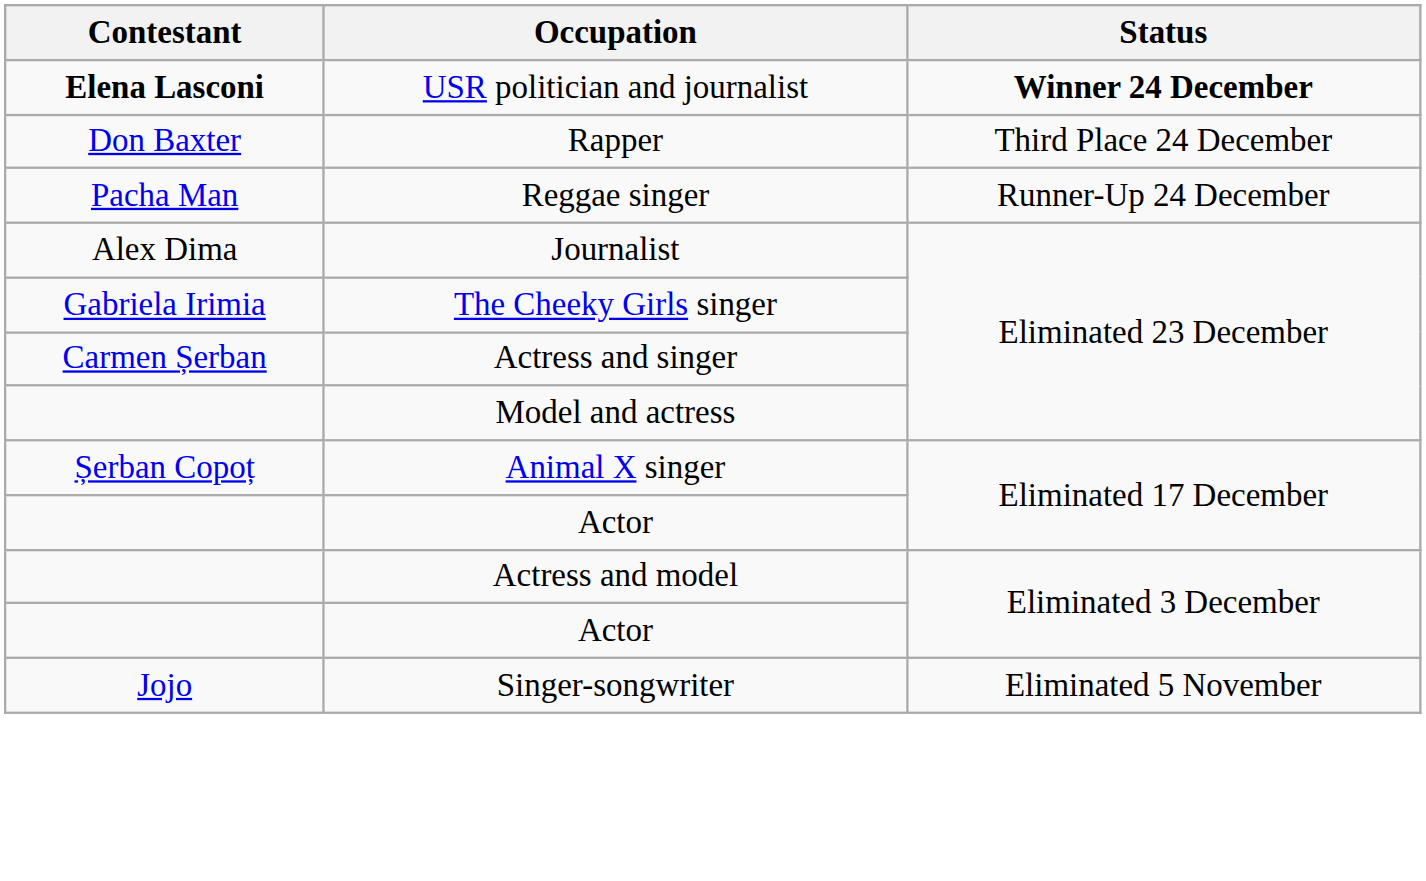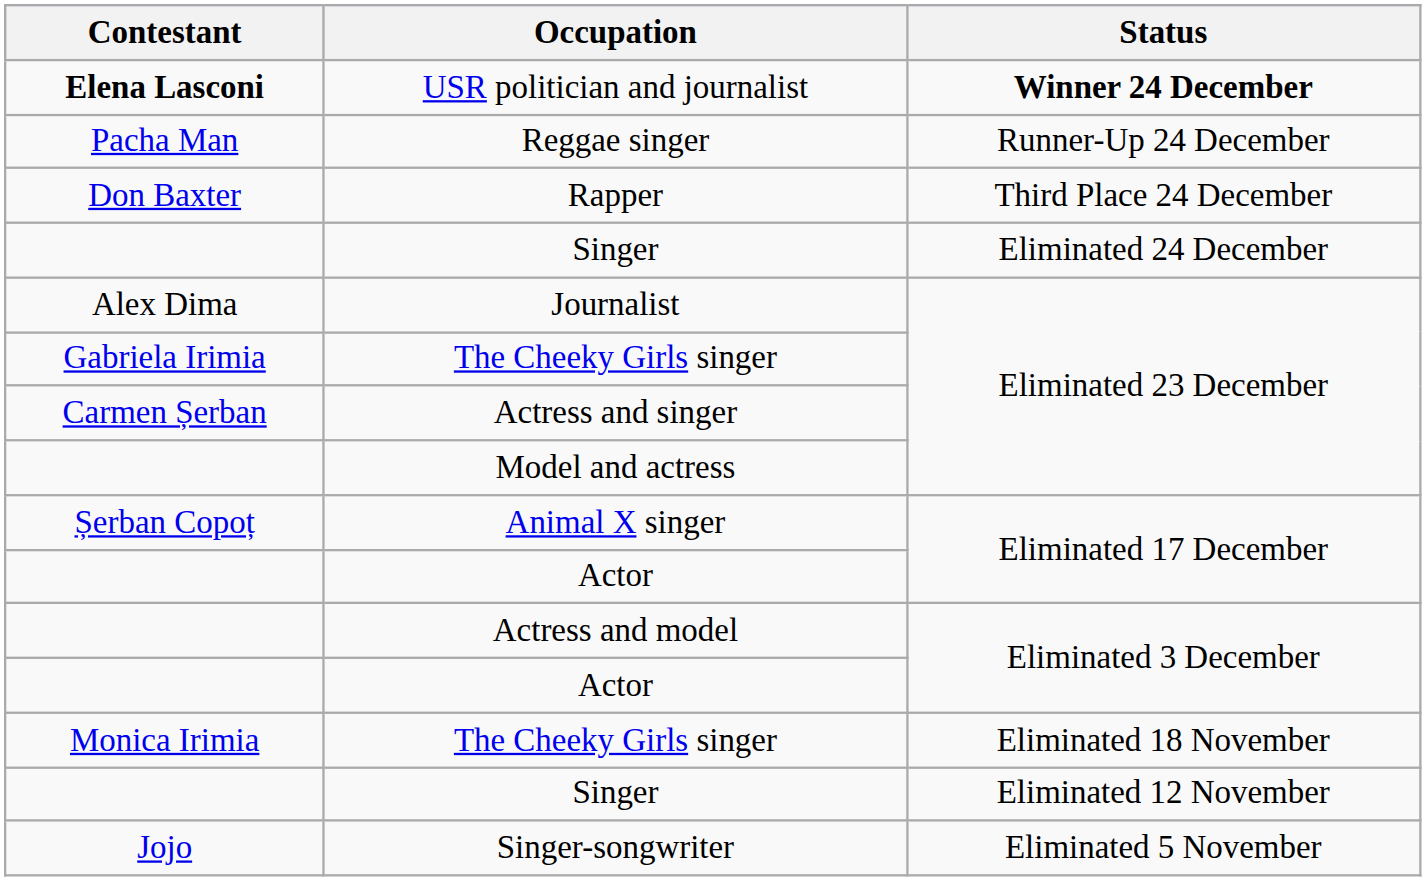rows swapped: (615, 195) <-> (615, 140)
+ row: (615, 249)
+ row: (615, 739)
+ row: (615, 793)
